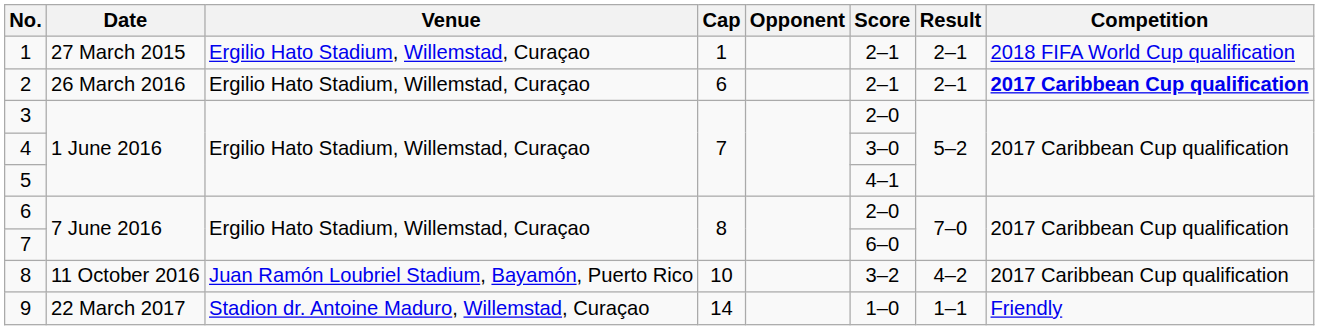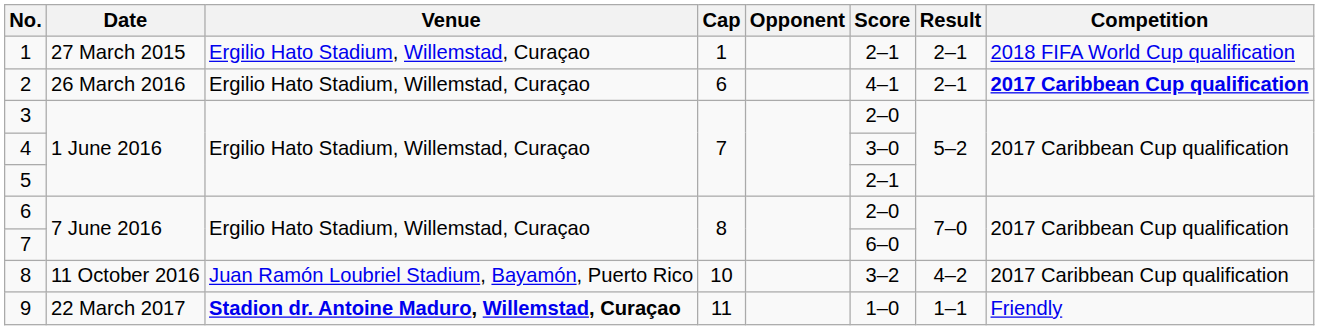(882, 84) 2–1 -> (882, 84) 4–1
(882, 180) 4–1 -> (882, 180) 2–1
(429, 308) normal -> (445, 308) bold
(721, 308) 14 -> (721, 308) 11
